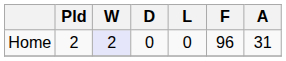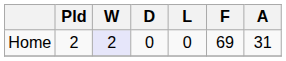(225, 42) 96 -> (225, 42) 69
